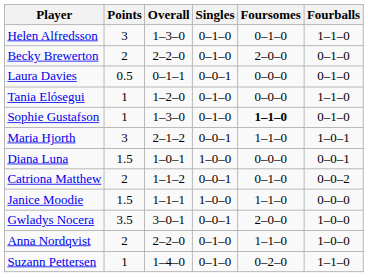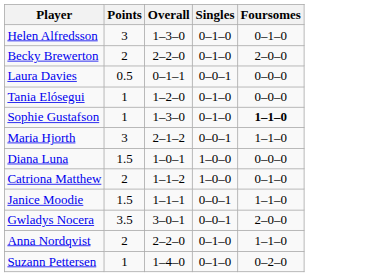- column: (334, 14)
(215, 179) 0–0–1 -> (215, 179) 1–0–0
(215, 199) 1–0–0 -> (215, 199) 0–0–1
